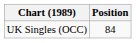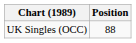(110, 29) 84 -> (110, 29) 88
